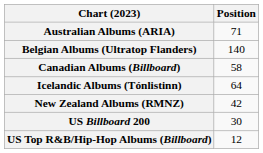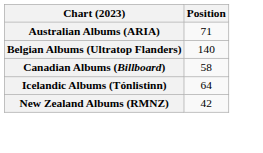- row: (109, 121)
- row: (109, 139)
